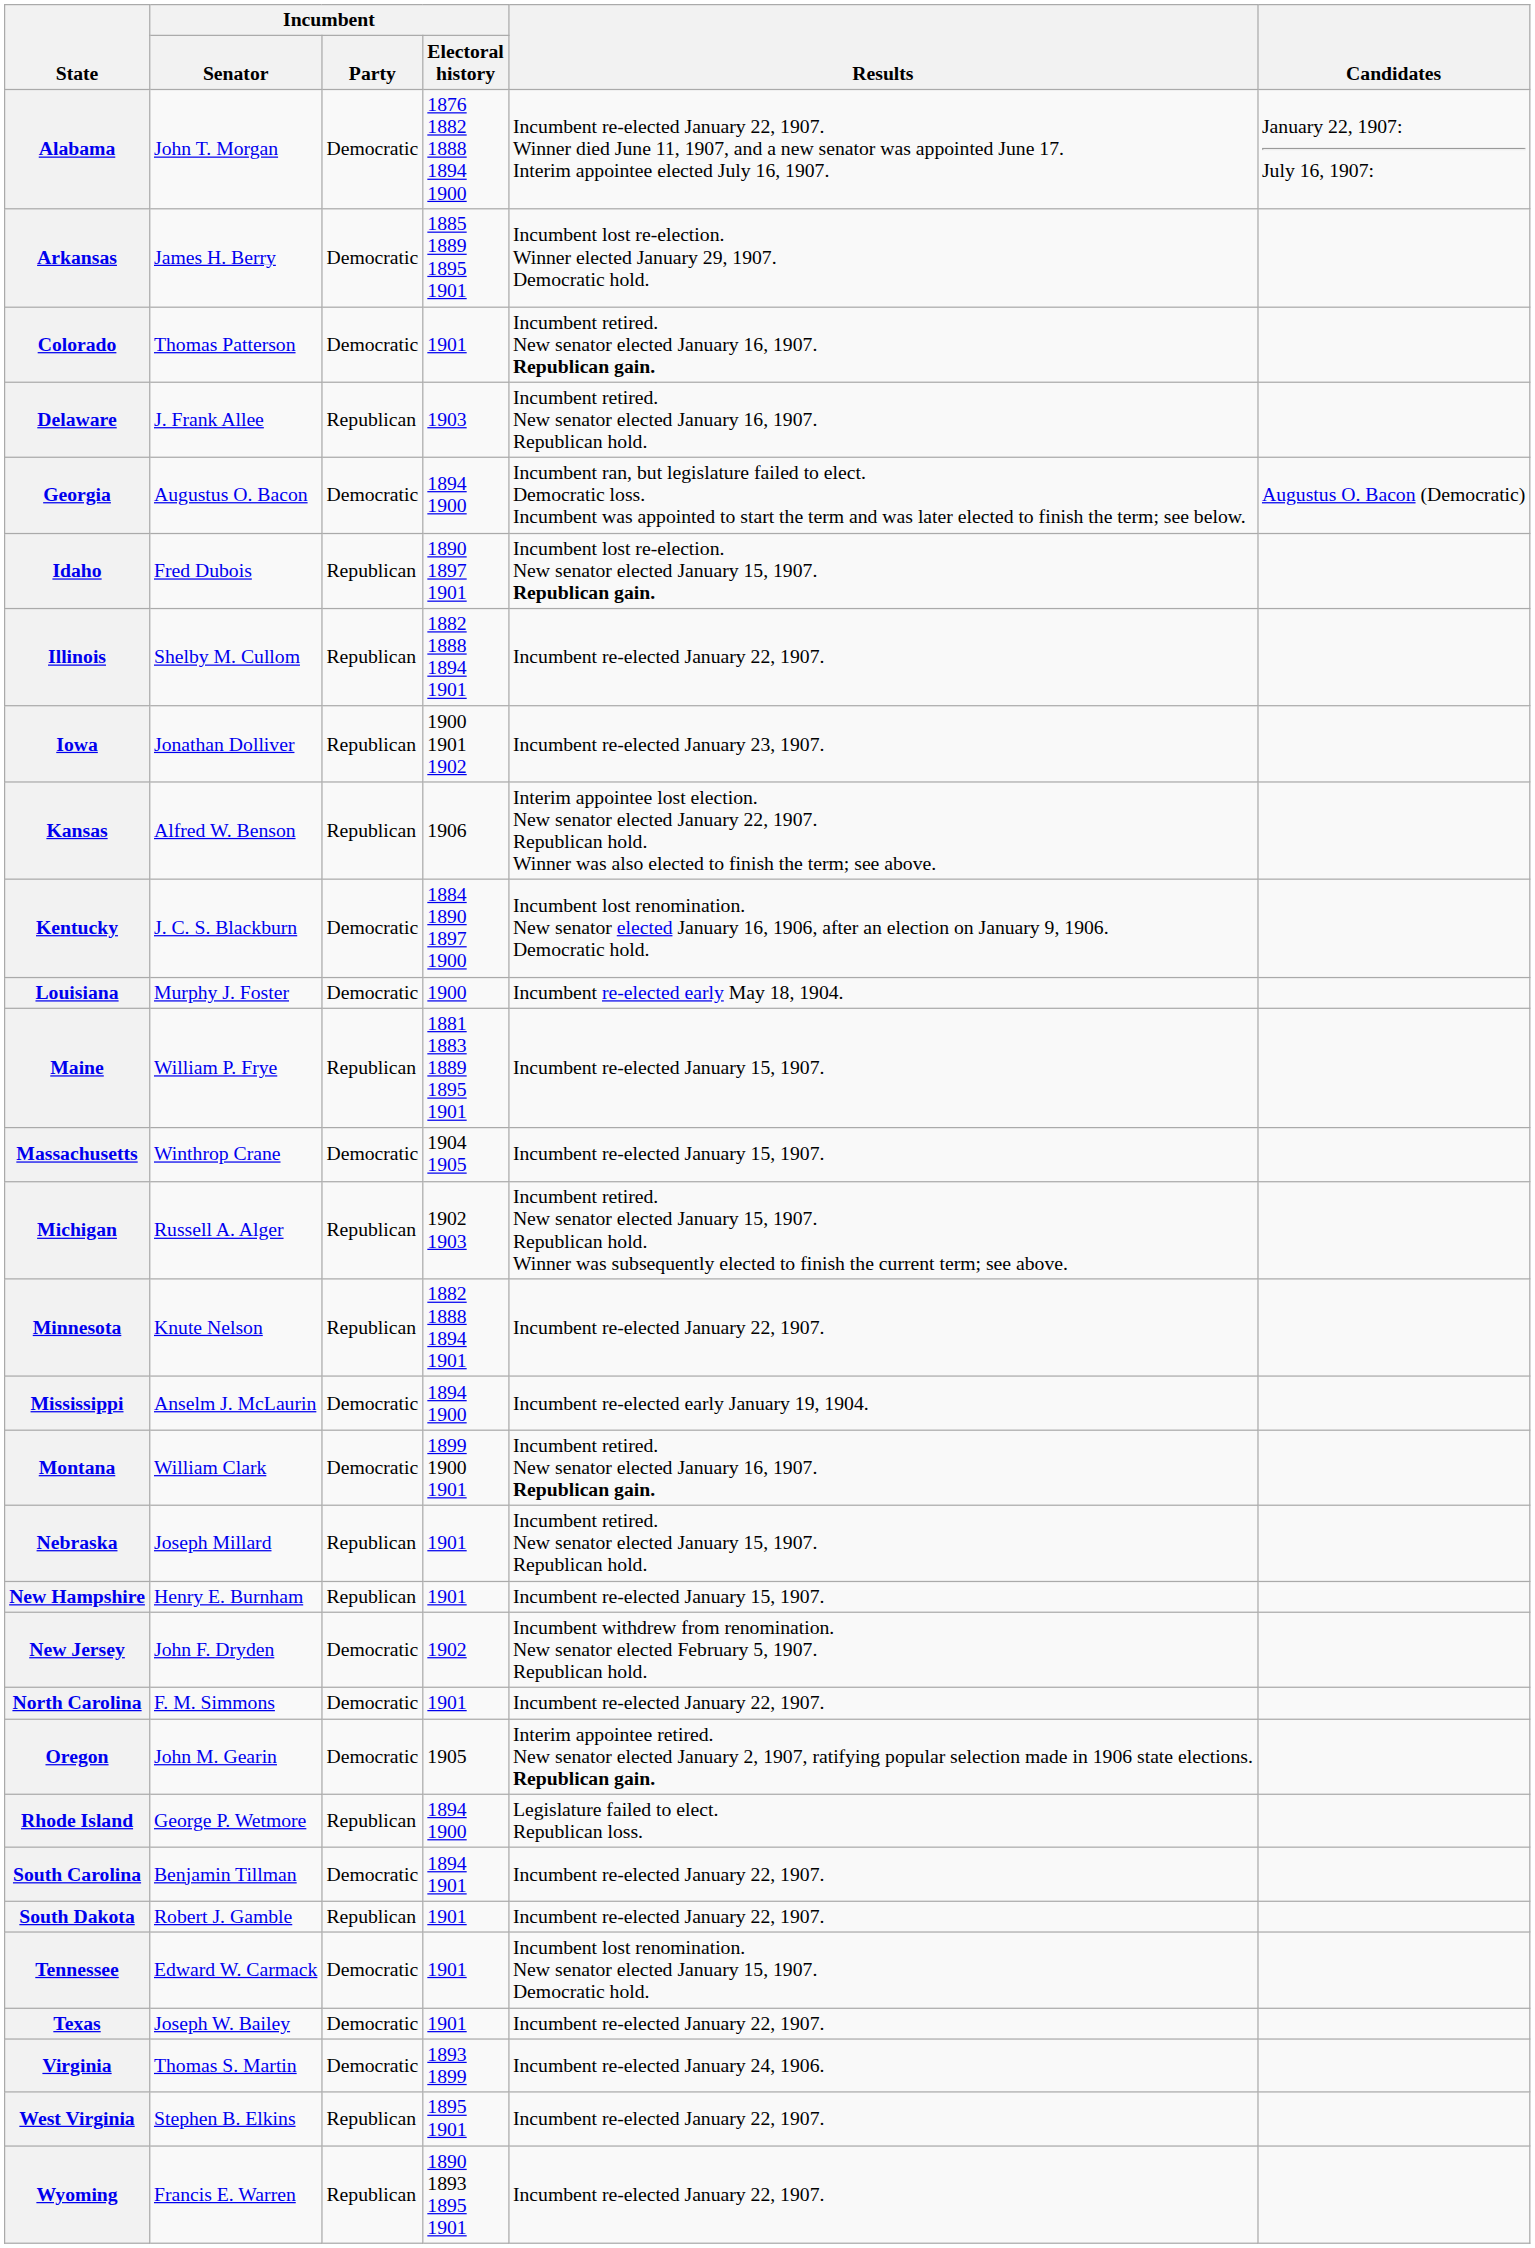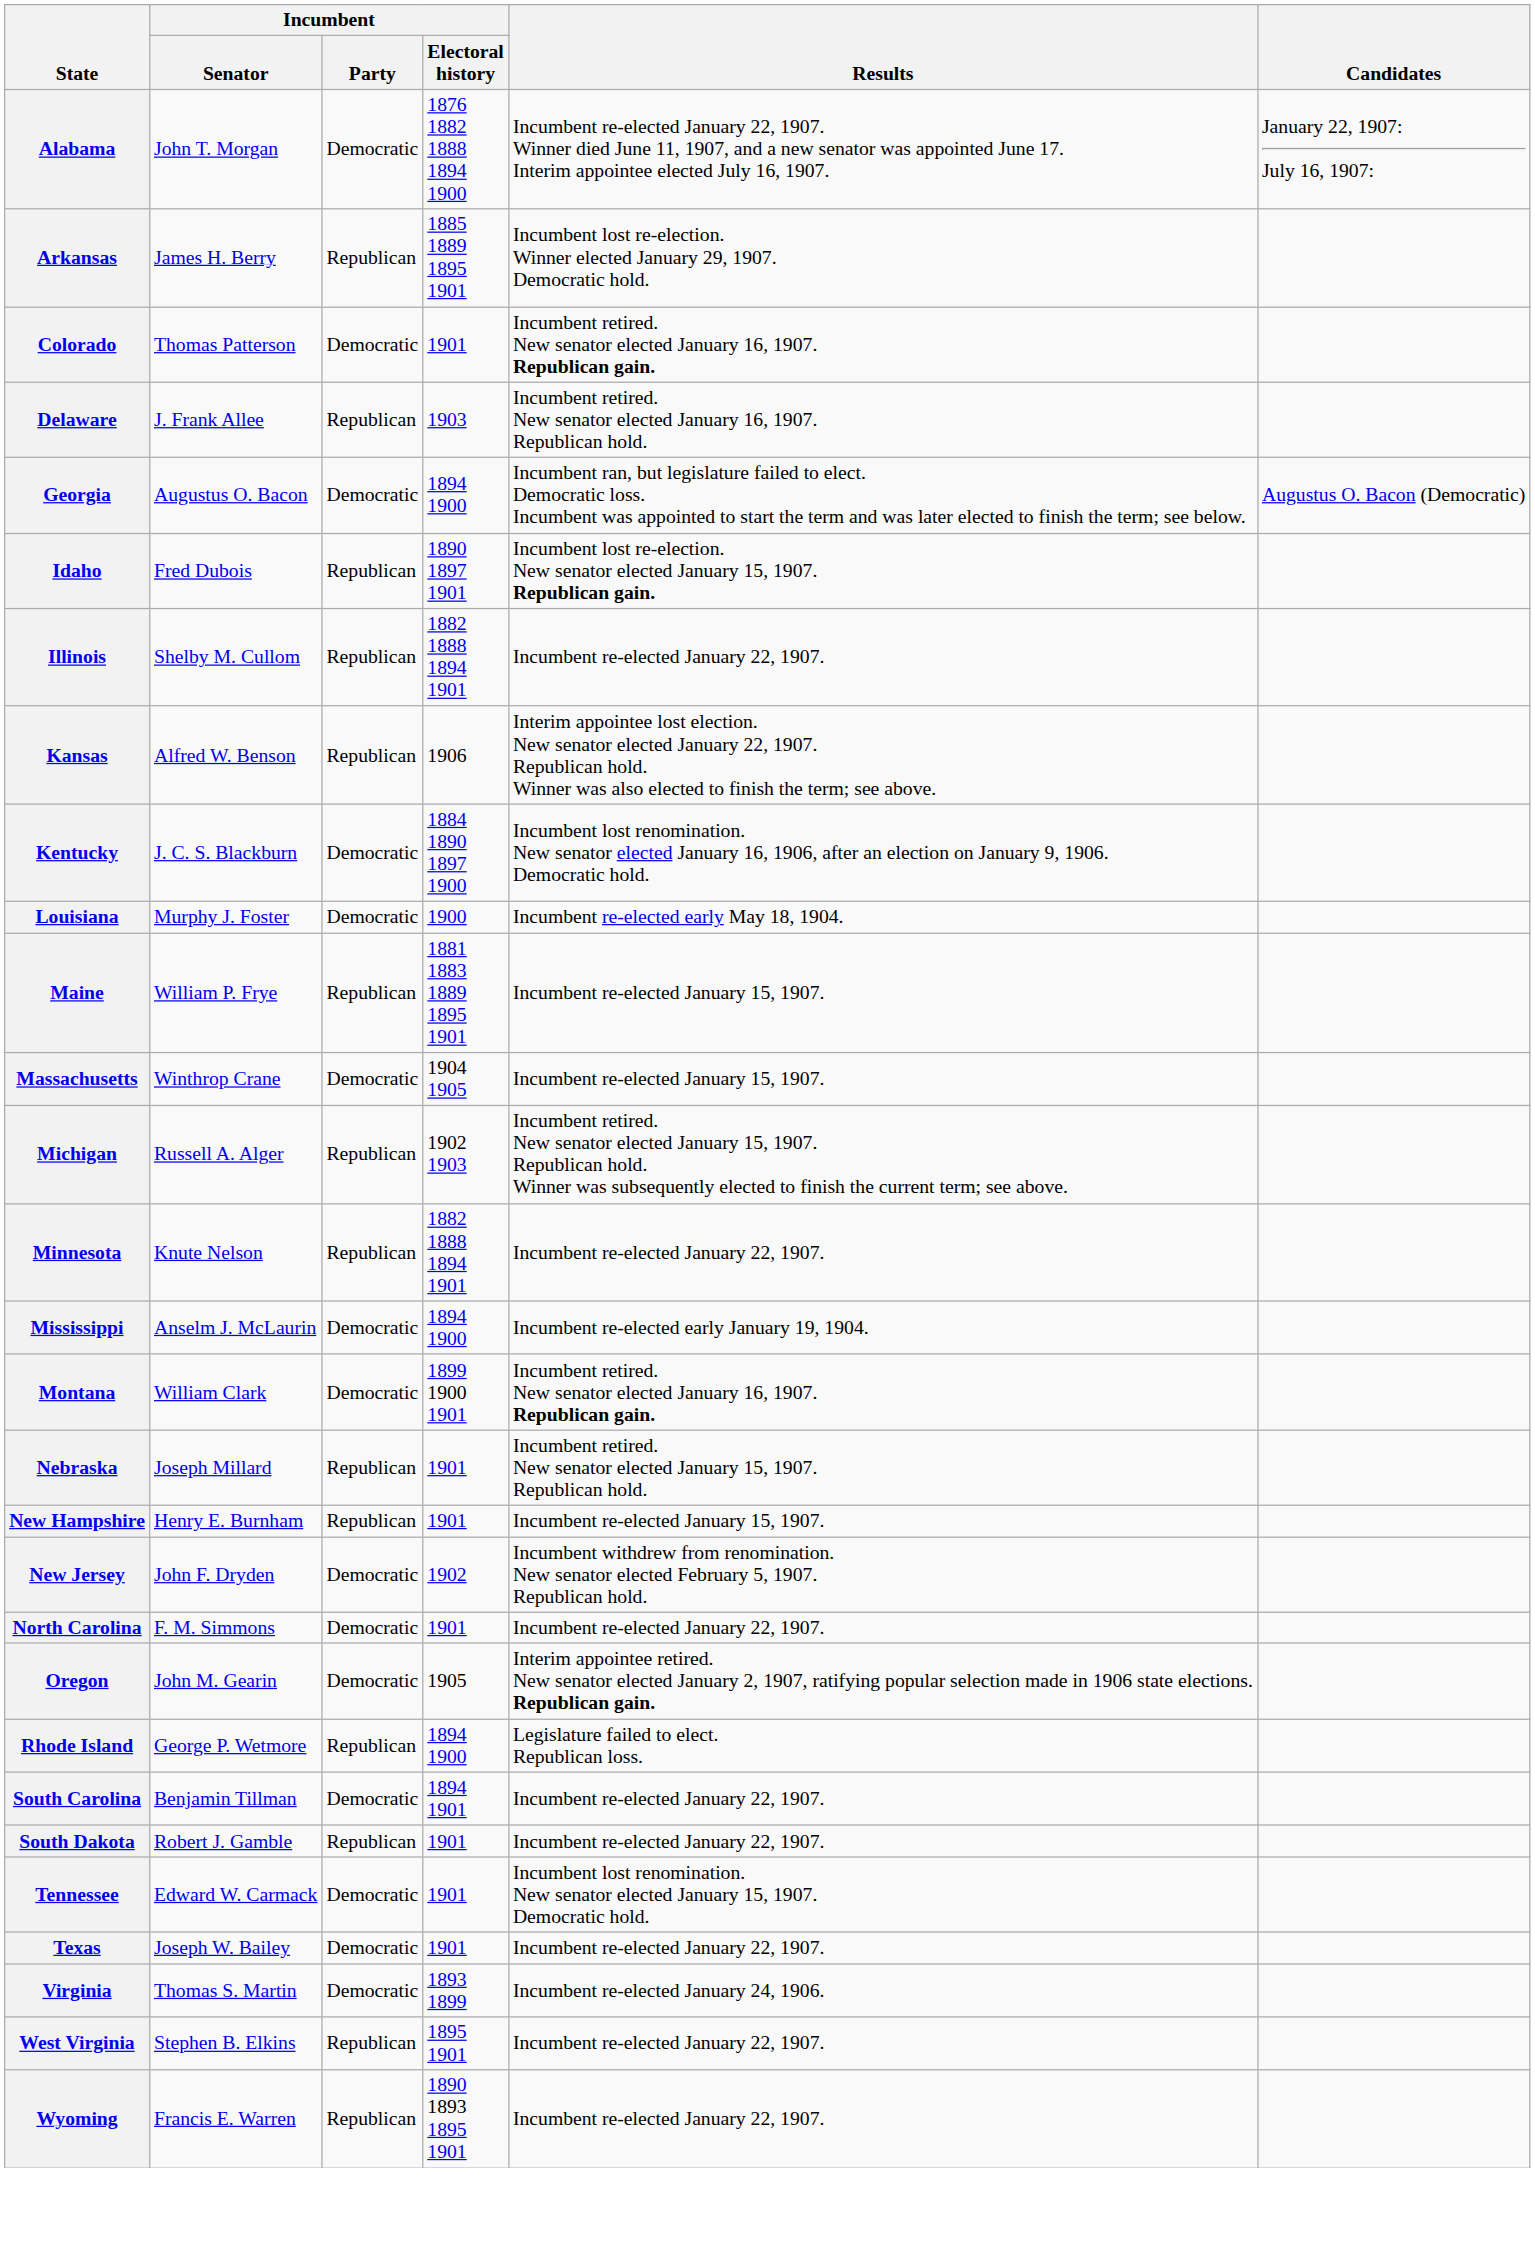(372, 257) Democratic -> (371, 257) Republican
- row: (77, 743)
